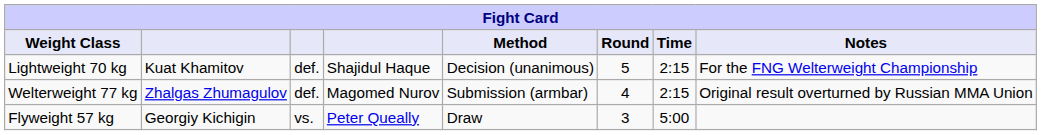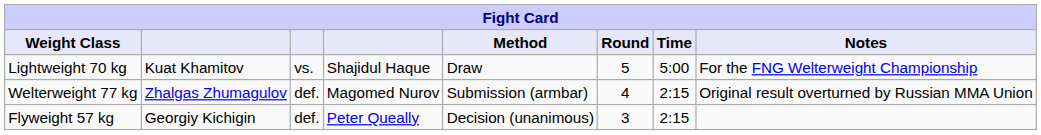(307, 67) def. -> (304, 67) vs.
(520, 67) Decision (unanimous) -> (464, 67) Draw
(674, 67) 2:15 -> (674, 67) 5:00
(304, 117) vs. -> (307, 117) def.
(464, 117) Draw -> (520, 117) Decision (unanimous)
(674, 117) 5:00 -> (674, 117) 2:15
